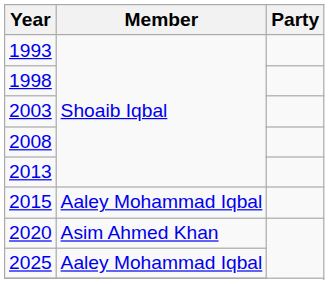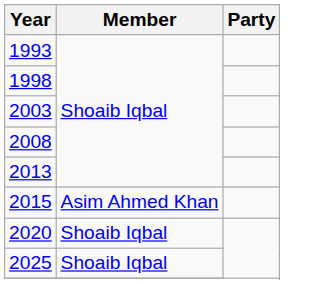(161, 202) Aaley Mohammad Iqbal -> (140, 202) Asim Ahmed Khan
(140, 232) Asim Ahmed Khan -> (114, 232) Shoaib Iqbal
(161, 263) Aaley Mohammad Iqbal -> (114, 263) Shoaib Iqbal
